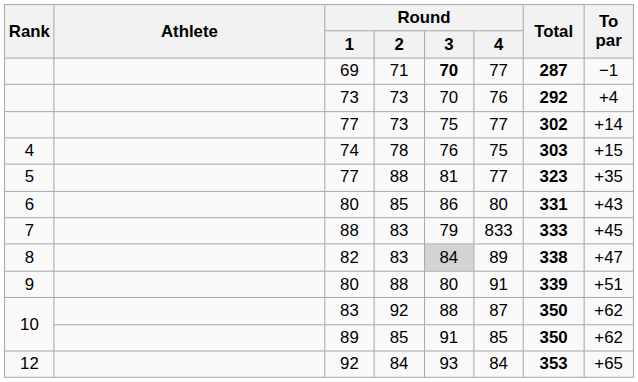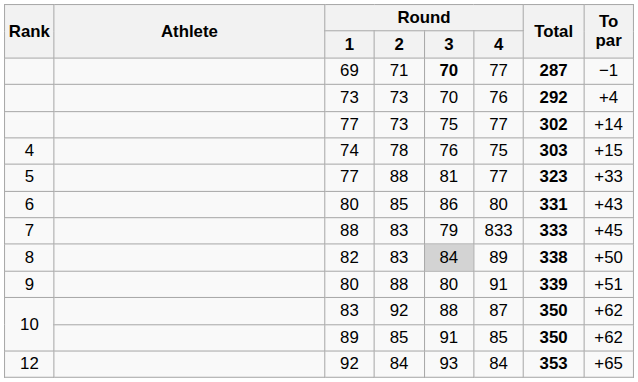(609, 177) +35 -> (609, 177) +33
(609, 257) +47 -> (609, 257) +50
